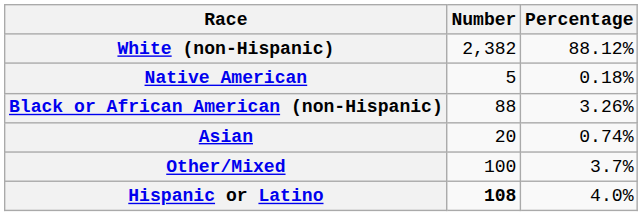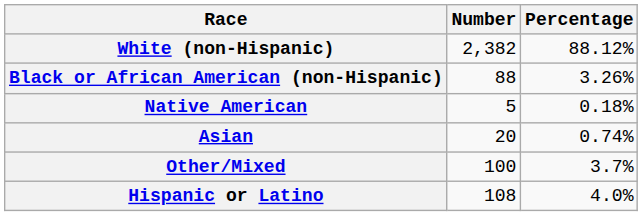rows swapped: (226, 108) <-> (226, 78)
(500, 196) bold -> (500, 196) normal
